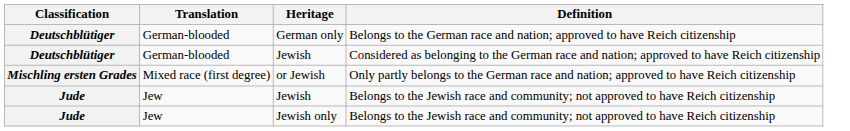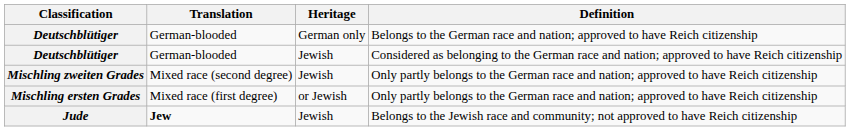+ row: (76, 75)
(153, 95) normal -> (160, 116) bold
- row: (72, 116)
